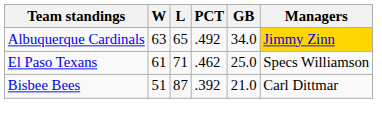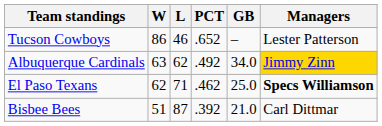+ row: (59, 39)
(180, 39) 65 -> (180, 62) 62
(159, 62) 61 -> (159, 86) 62
(316, 62) normal -> (319, 86) bold
